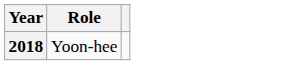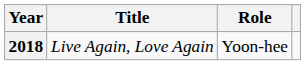+ column: (132, 18)
